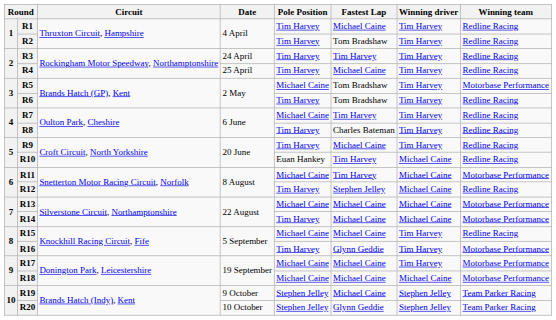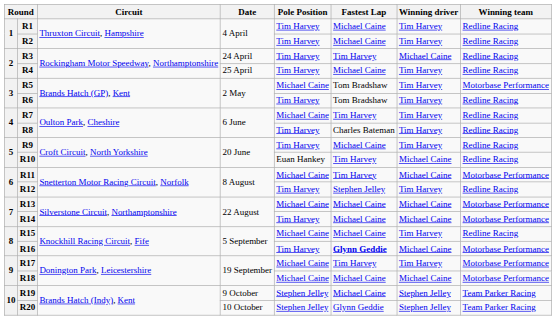(360, 41) Tom Bradshaw -> (359, 41) Michael Caine
(421, 55) Tim Harvey -> (425, 55) Michael Caine
(425, 189) Michael Caine -> (421, 189) Tim Harvey
(358, 248) normal -> (360, 248) bold
(421, 248) Tim Harvey -> (425, 248) Michael Caine
(359, 263) Michael Caine -> (355, 263) Tim Harvey
